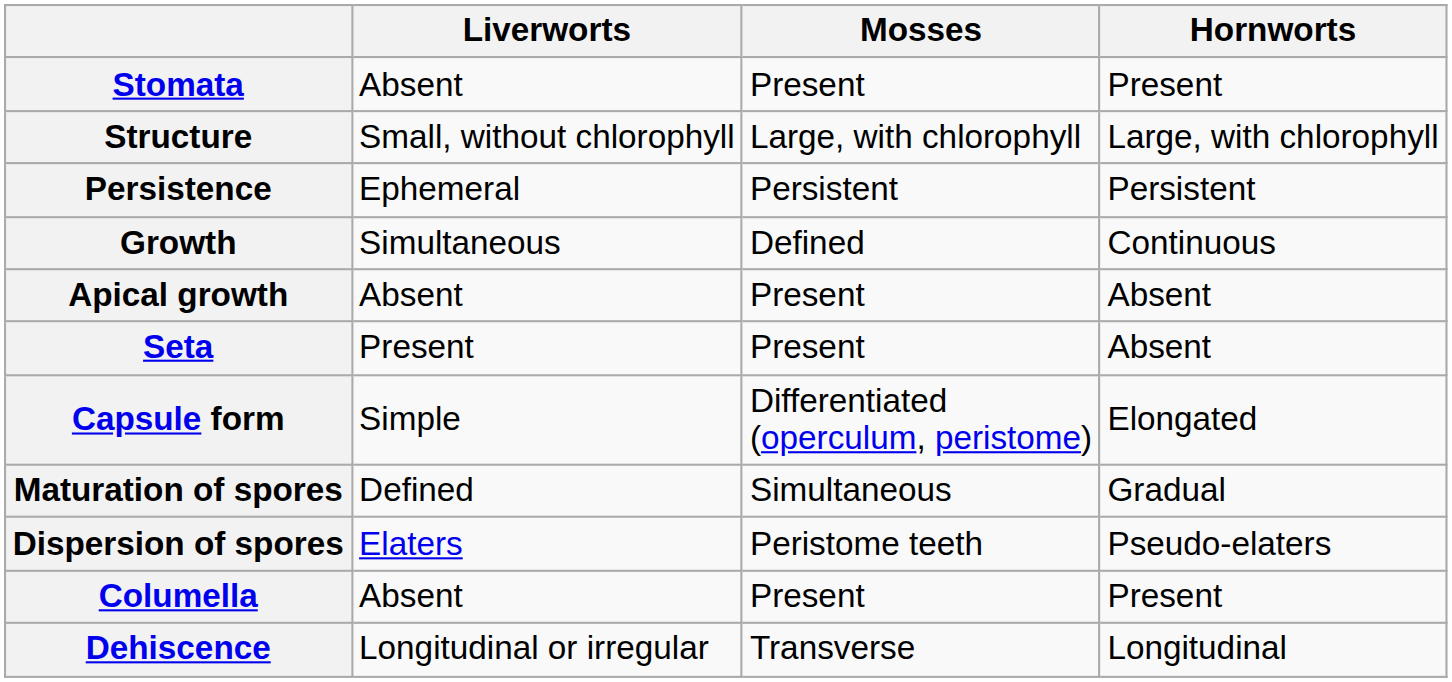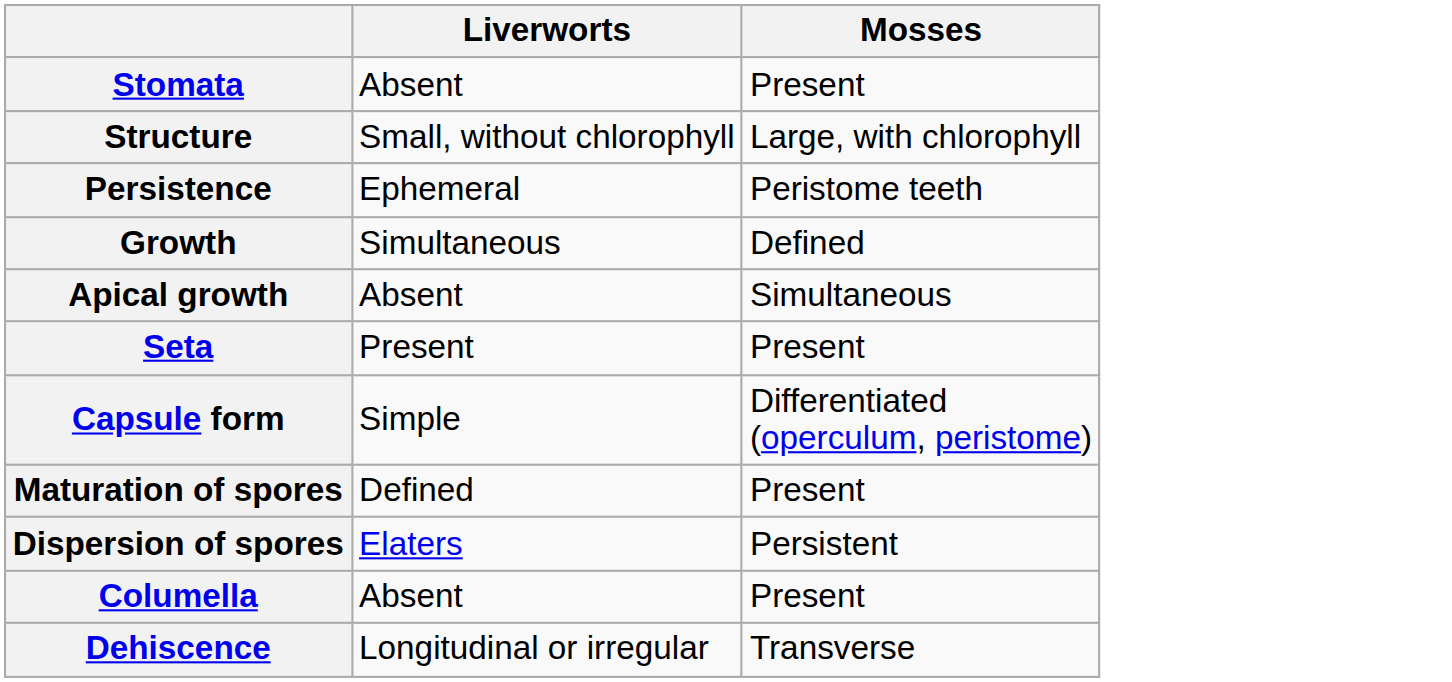- column: (1273, 30)
(824, 189) Persistent -> (866, 189) Peristome teeth
(807, 294) Present -> (851, 294) Simultaneous
(851, 490) Simultaneous -> (807, 490) Present
(866, 543) Peristome teeth -> (824, 543) Persistent
